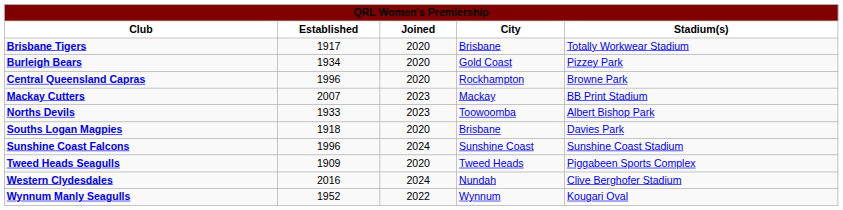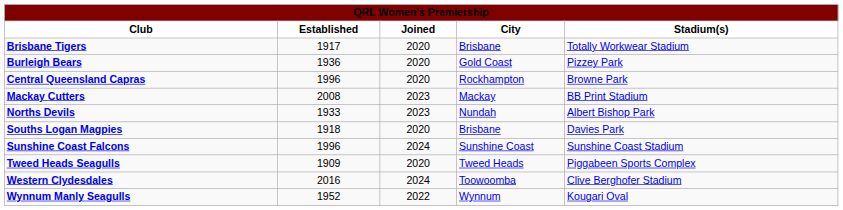(329, 63) 1934 -> (329, 63) 1936
(329, 96) 2007 -> (329, 96) 2008
(488, 113) Toowoomba -> (478, 113) Nundah
(478, 180) Nundah -> (488, 180) Toowoomba
